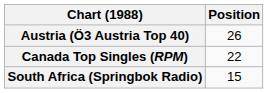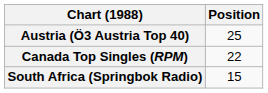(234, 35) 26 -> (234, 35) 25
